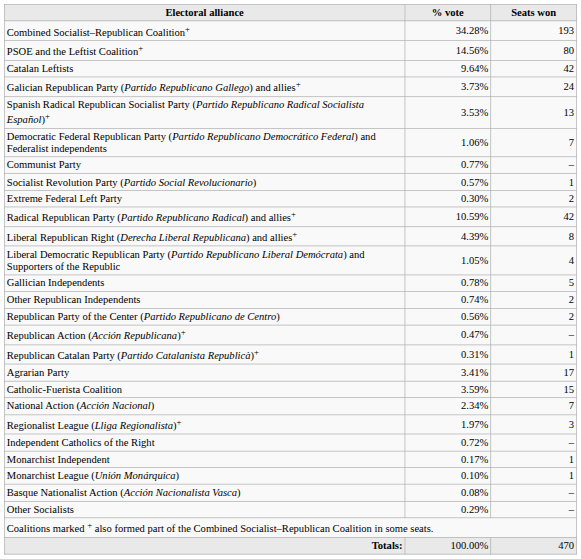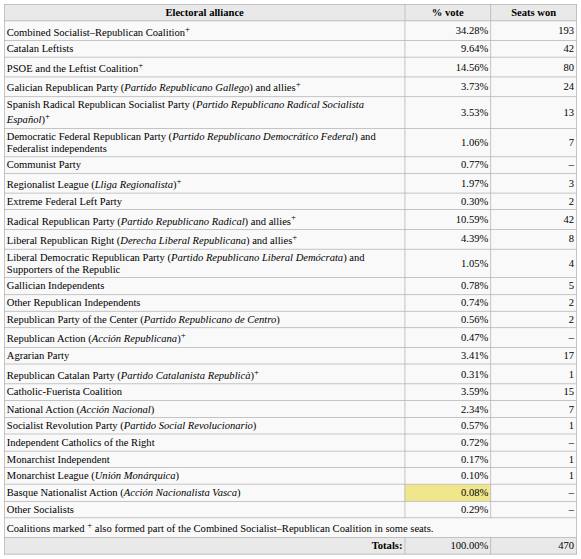rows swapped: (75, 50) <-> (40, 68)
rows swapped: (132, 182) <-> (94, 424)
rows swapped: (133, 354) <-> (38, 372)
(475, 492) no background -> (475, 492) khaki background
